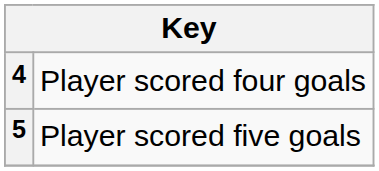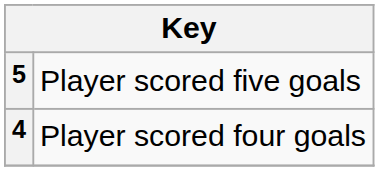rows swapped: (19, 74) <-> (19, 130)
